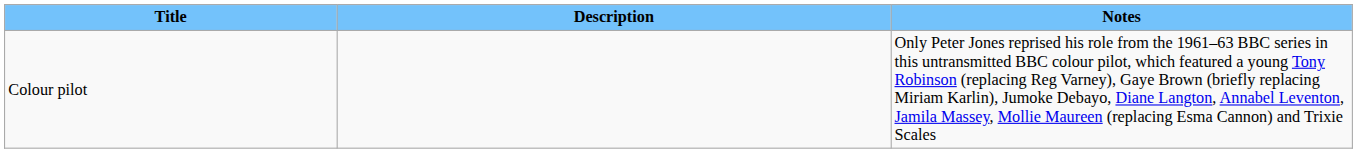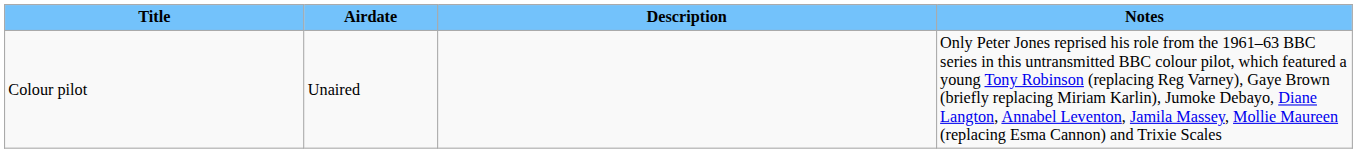+ column: (371, 17)
